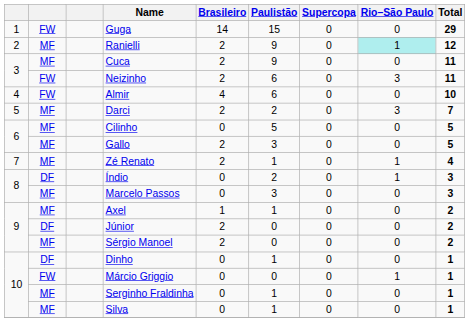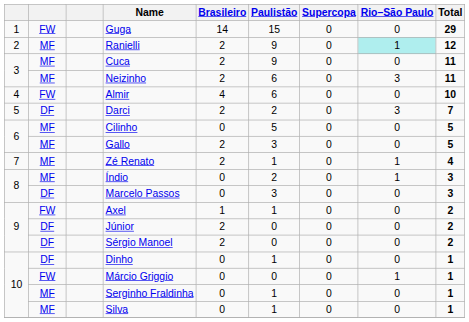(47, 78) FW -> (47, 78) MF
(47, 111) MF -> (47, 111) DF
(47, 177) DF -> (47, 177) MF
(47, 194) MF -> (47, 194) DF
(47, 210) MF -> (47, 210) FW
(47, 243) MF -> (47, 243) DF
